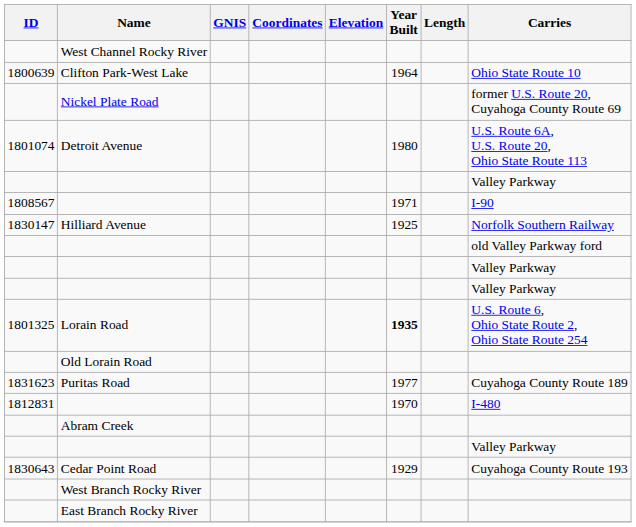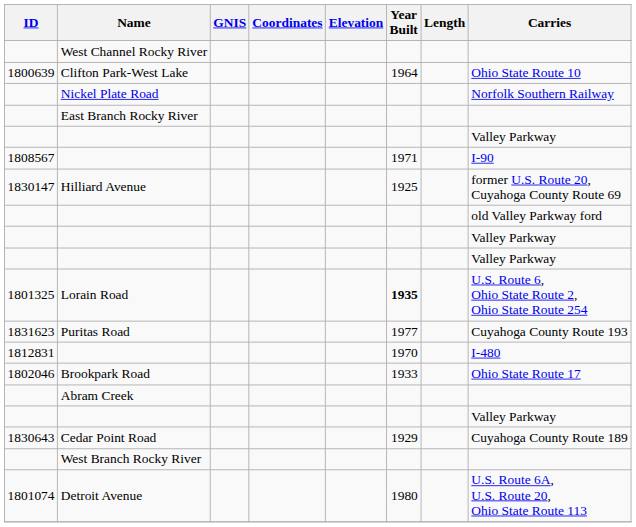(546, 101) former U.S. Route 20, Cuyahoga County Route 69 -> (543, 94) Norfolk Southern Railway
rows swapped: (31, 145) <-> (31, 511)
(543, 224) Norfolk Southern Railway -> (546, 187) former U.S. Route 20, Cuyahoga County Route 69
- row: (31, 362)
(550, 382) Cuyahoga County Route 189 -> (550, 331) Cuyahoga County Route 193
+ row: (31, 374)
(550, 468) Cuyahoga County Route 193 -> (550, 437) Cuyahoga County Route 189
